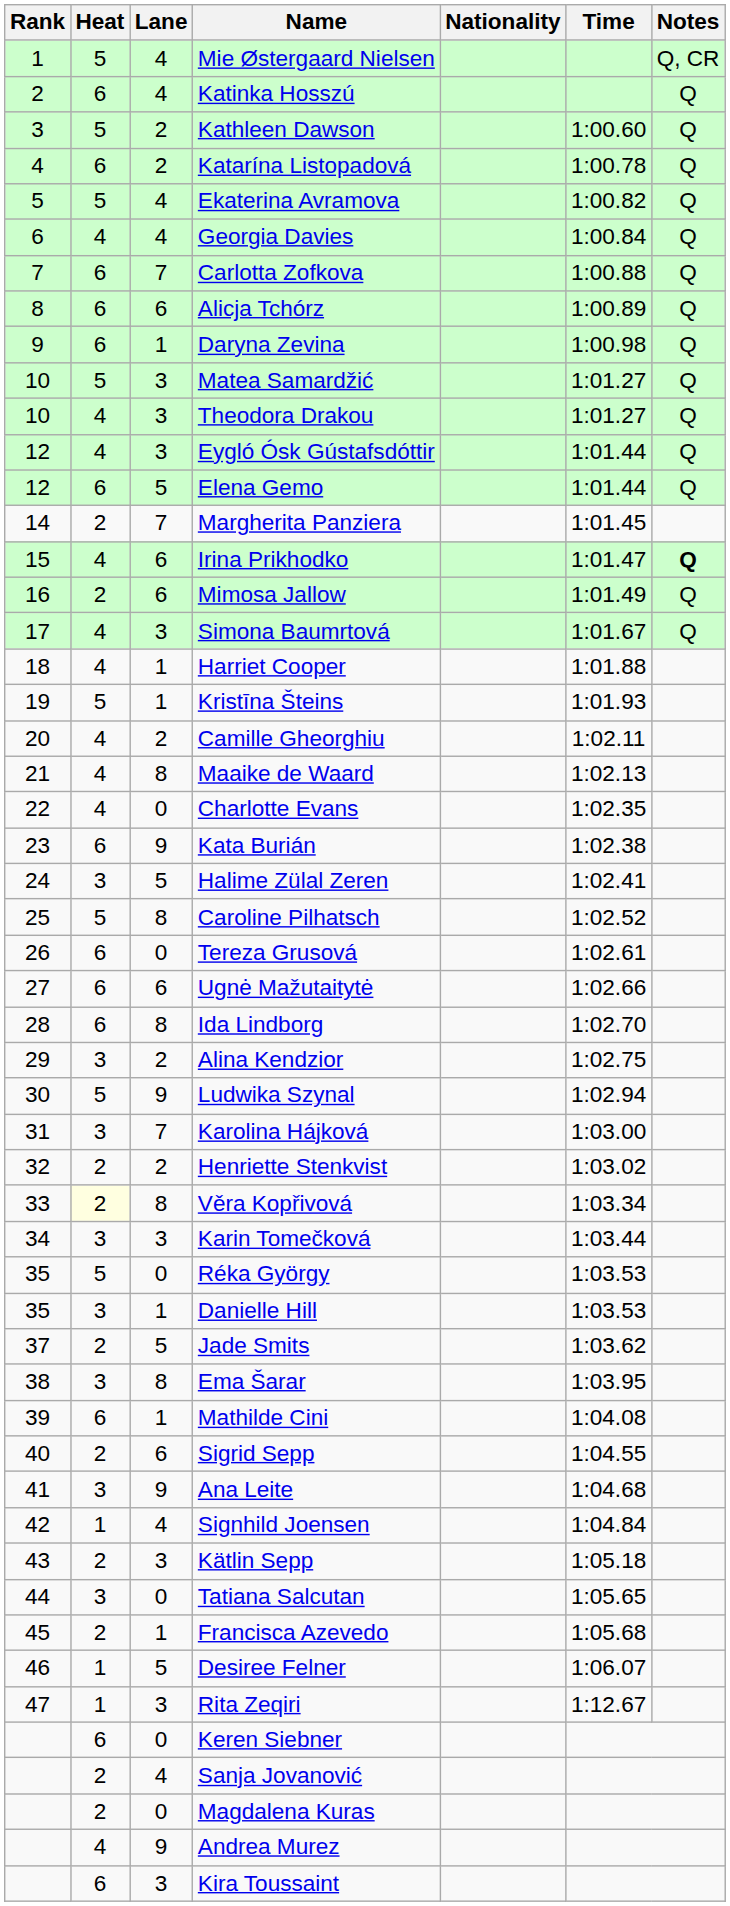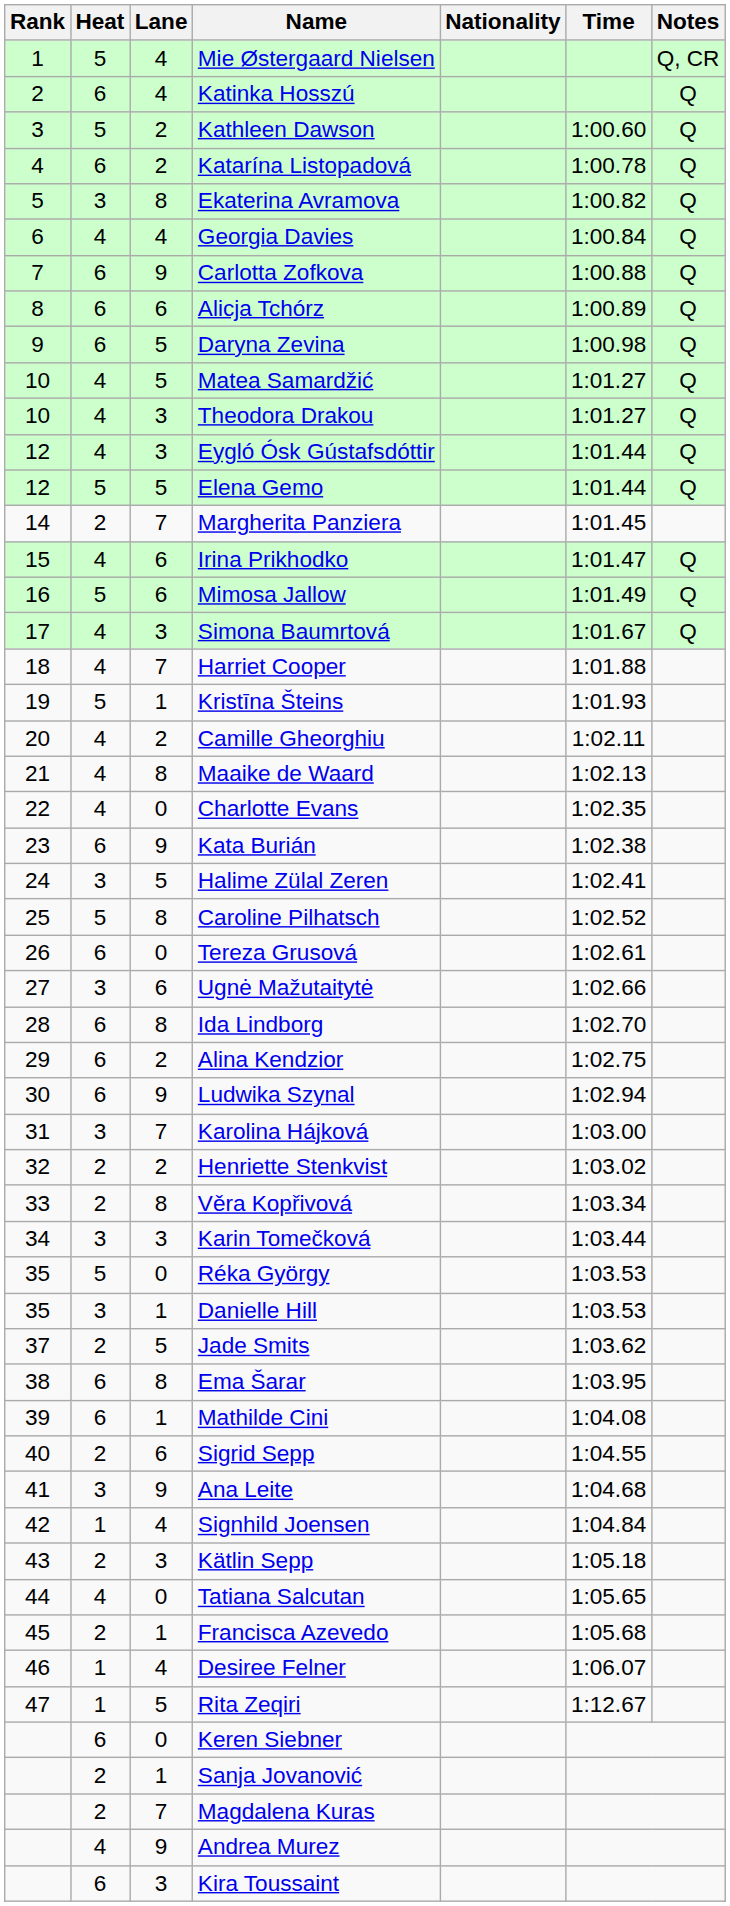(100, 201) 5 -> (100, 201) 3
(161, 201) 4 -> (161, 201) 8
(161, 272) 7 -> (161, 272) 9
(161, 344) 1 -> (161, 344) 5
(100, 380) 5 -> (100, 380) 4
(161, 380) 3 -> (161, 380) 5
(100, 487) 6 -> (100, 487) 5
(688, 559) bold -> (688, 559) normal
(100, 594) 2 -> (100, 594) 5
(161, 666) 1 -> (161, 666) 7
(100, 988) 6 -> (100, 988) 3
(100, 1059) 3 -> (100, 1059) 6
(100, 1095) 5 -> (100, 1095) 6
(100, 1203) lightyellow background -> (100, 1203) no background
(100, 1381) 3 -> (100, 1381) 6
(100, 1596) 3 -> (100, 1596) 4
(161, 1668) 5 -> (161, 1668) 4
(161, 1703) 3 -> (161, 1703) 5
(161, 1775) 4 -> (161, 1775) 1
(161, 1811) 0 -> (161, 1811) 7
